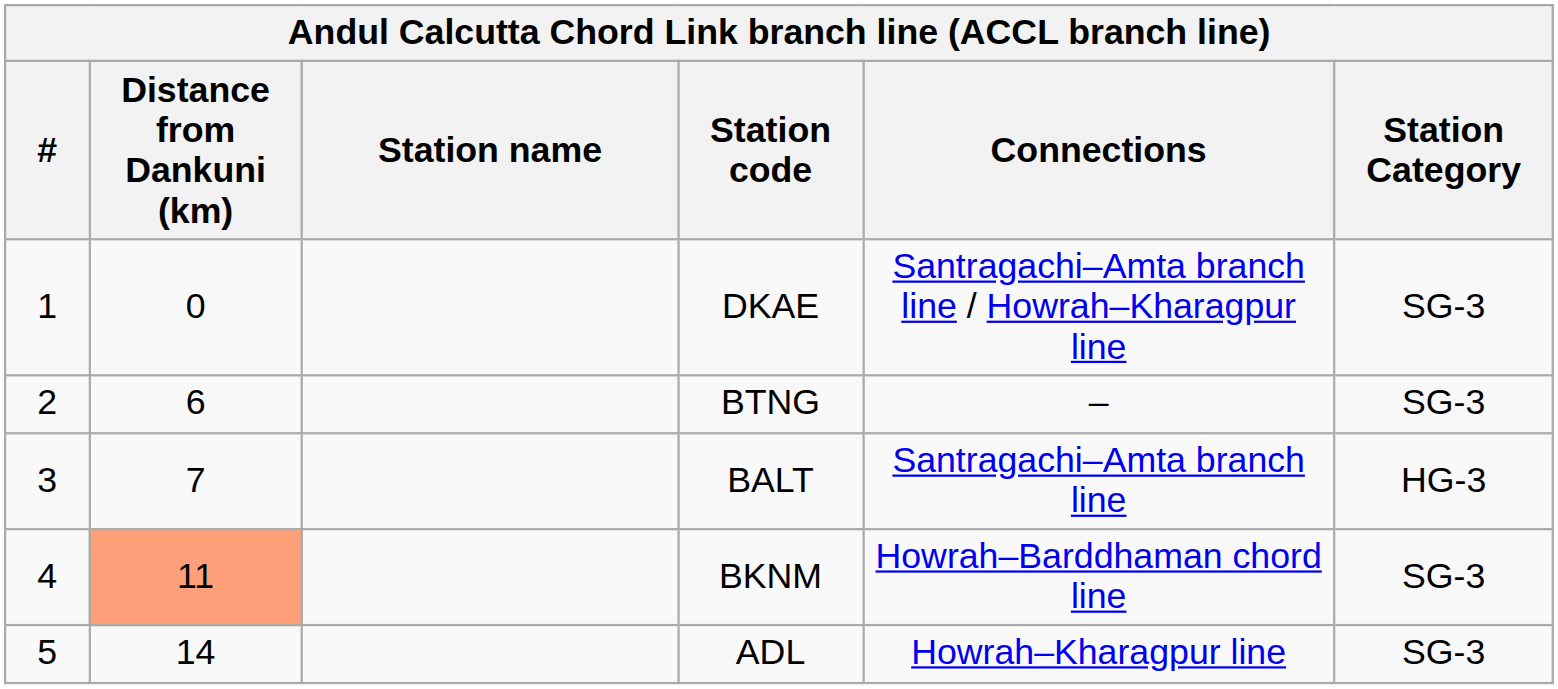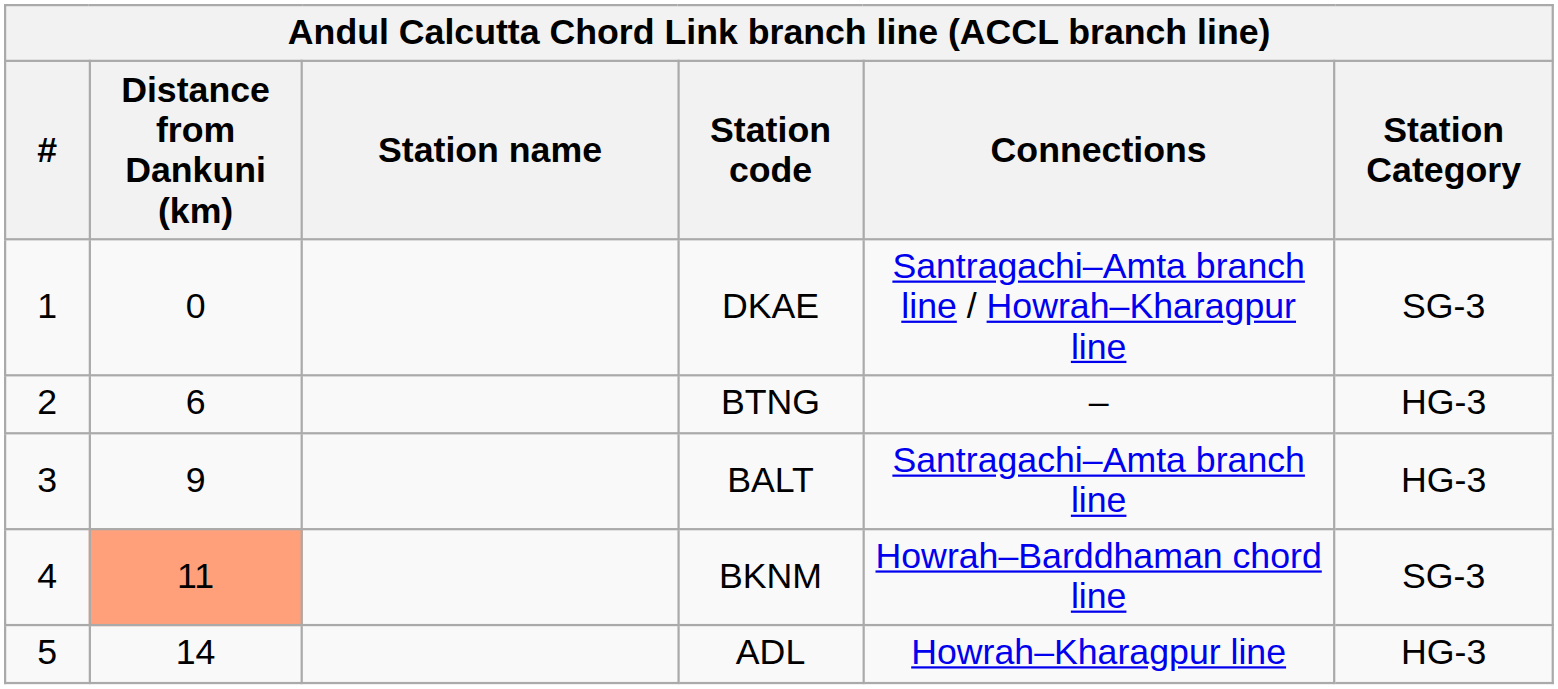(1444, 403) SG-3 -> (1444, 403) HG-3
(196, 479) 7 -> (196, 479) 9
(1444, 653) SG-3 -> (1444, 653) HG-3
